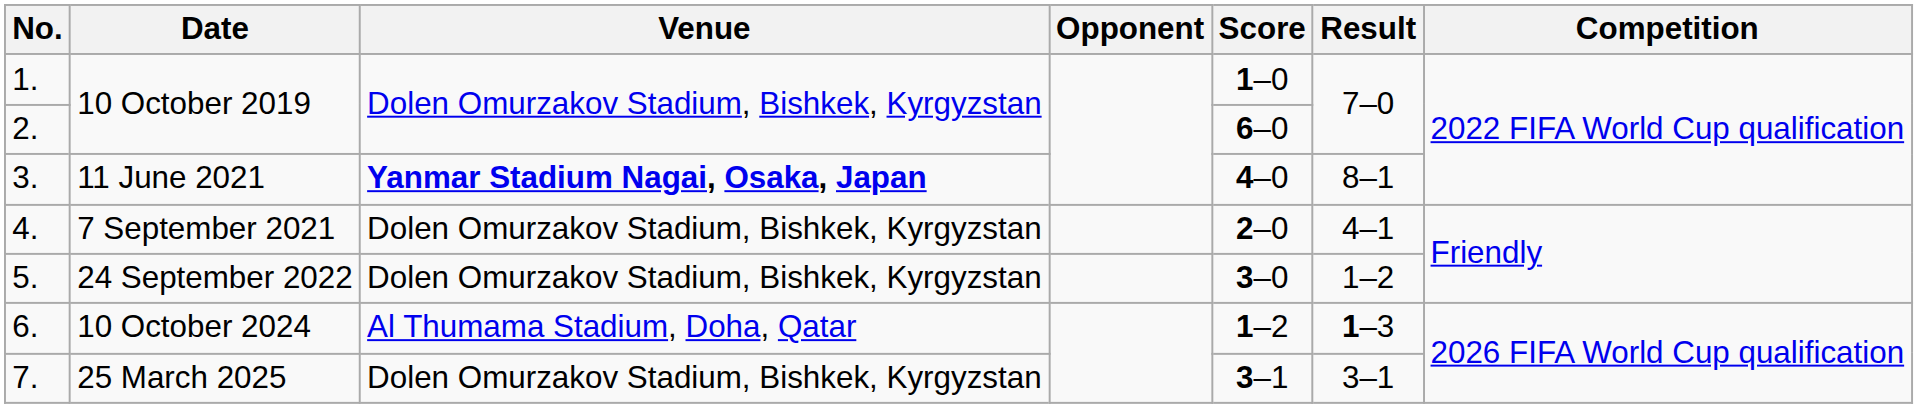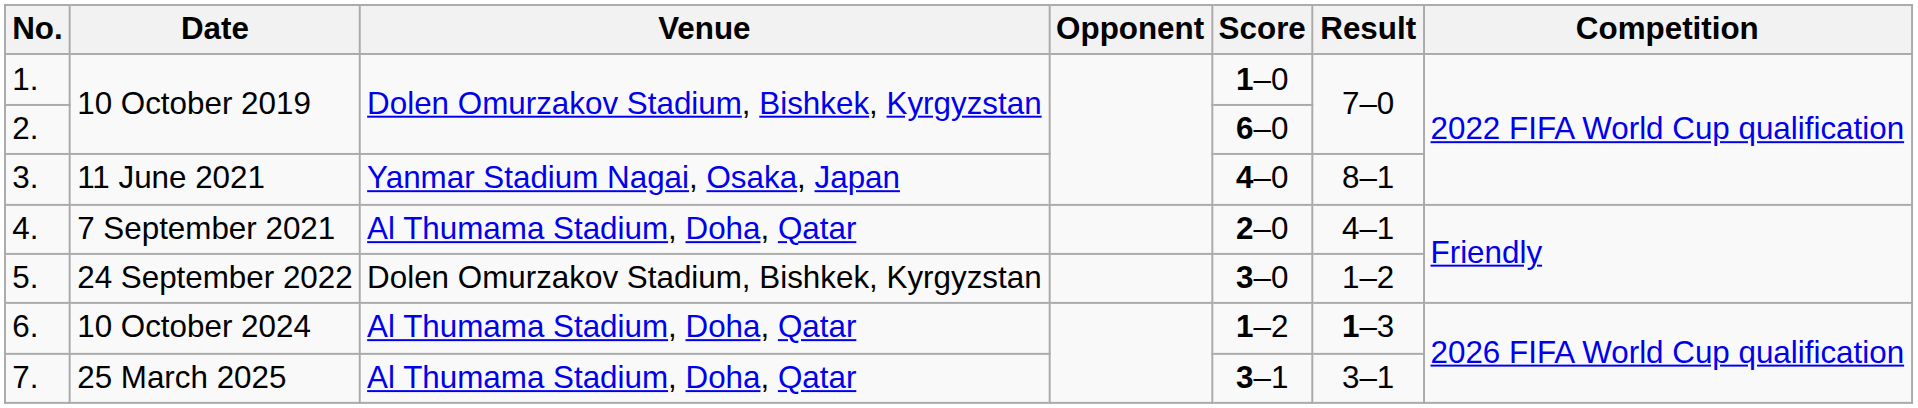(647, 178) bold -> (634, 178) normal
(704, 228) Dolen Omurzakov Stadium, Bishkek, Kyrgyzstan -> (612, 228) Al Thumama Stadium, Doha, Qatar
(704, 377) Dolen Omurzakov Stadium, Bishkek, Kyrgyzstan -> (612, 377) Al Thumama Stadium, Doha, Qatar
